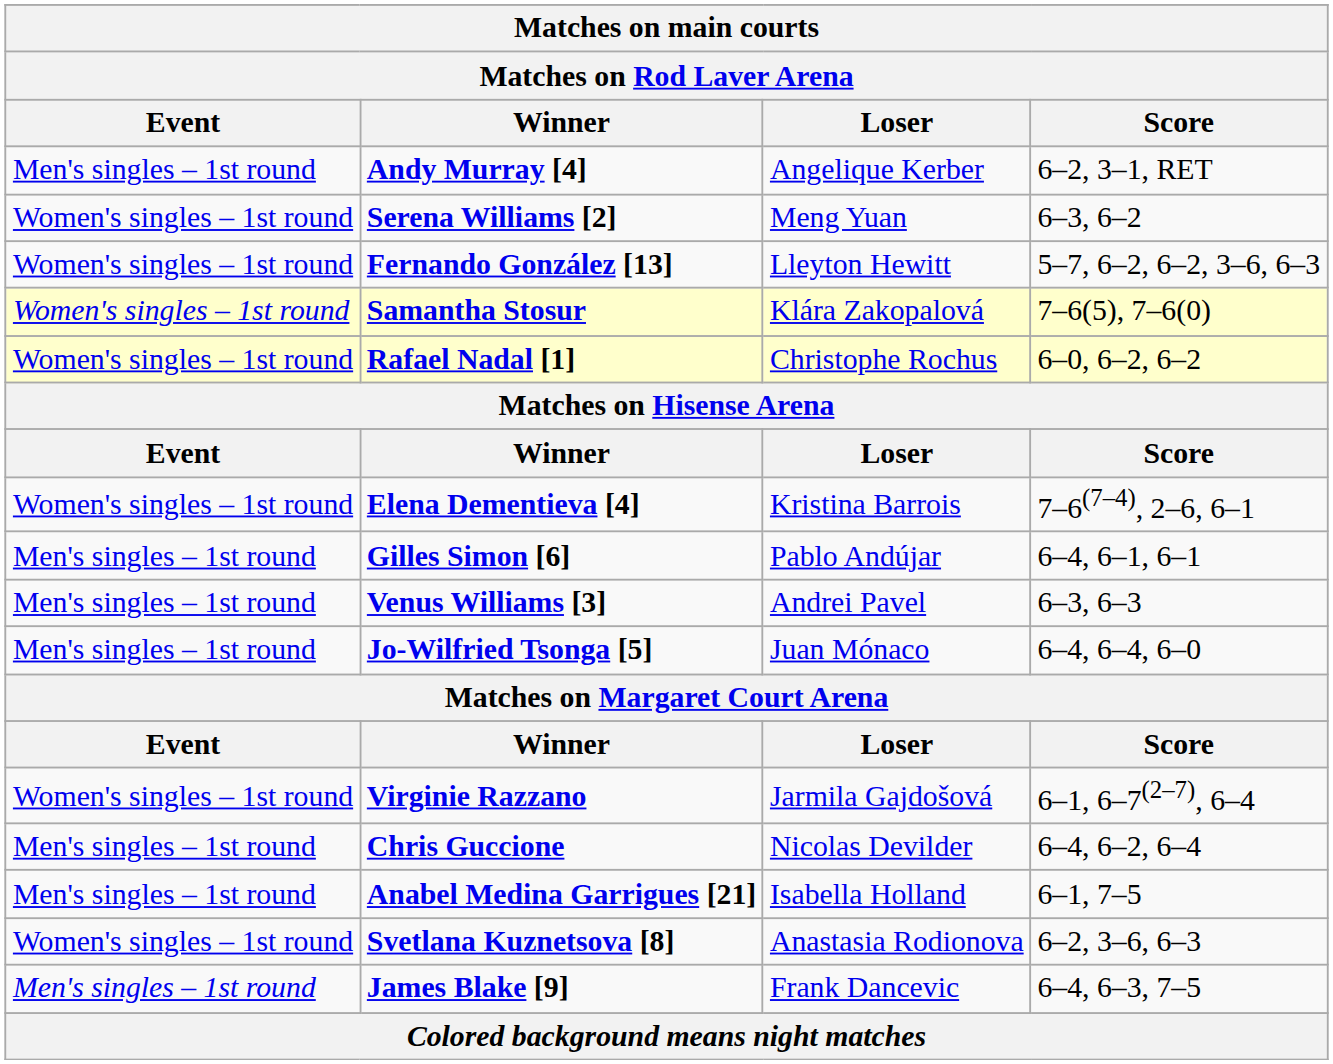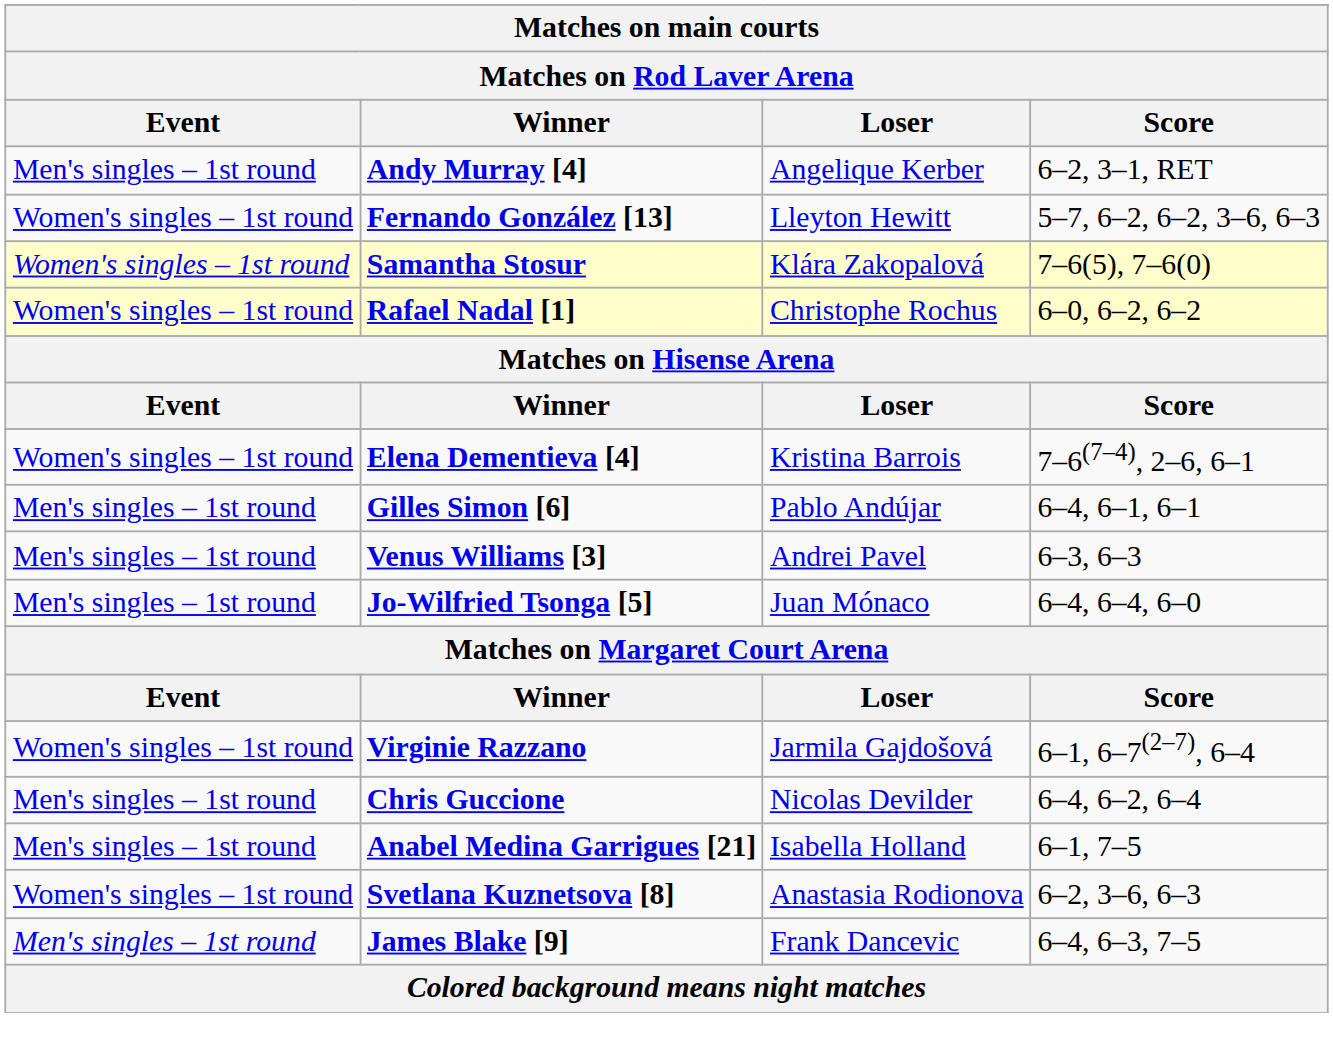- row: (492, 216)
